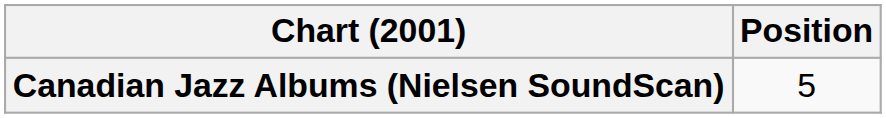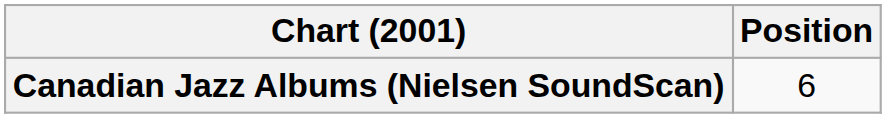(807, 84) 5 -> (807, 84) 6
